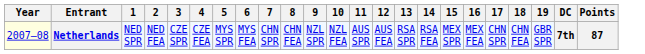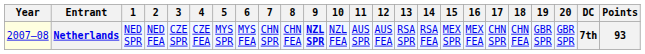+ column: (566, 12)
(315, 35) normal -> (315, 35) bold
(597, 35) 87 -> (620, 35) 93
